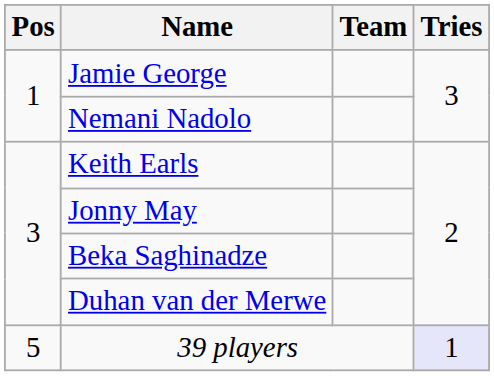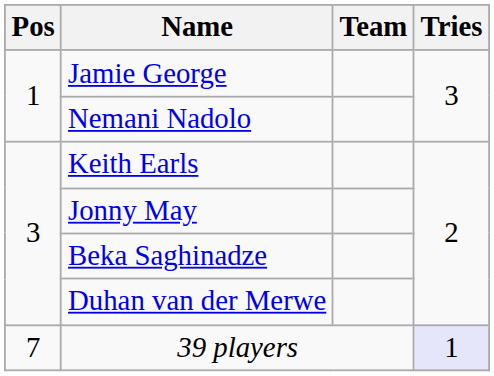(33, 347) 5 -> (33, 347) 7
